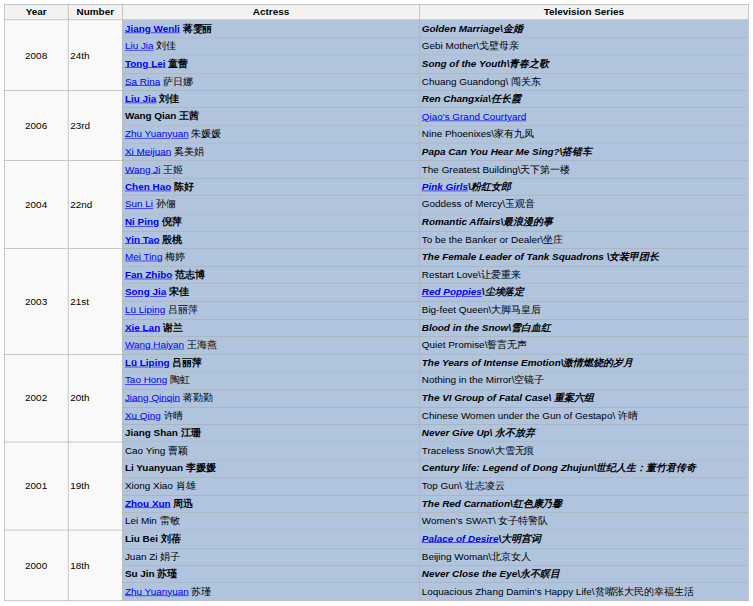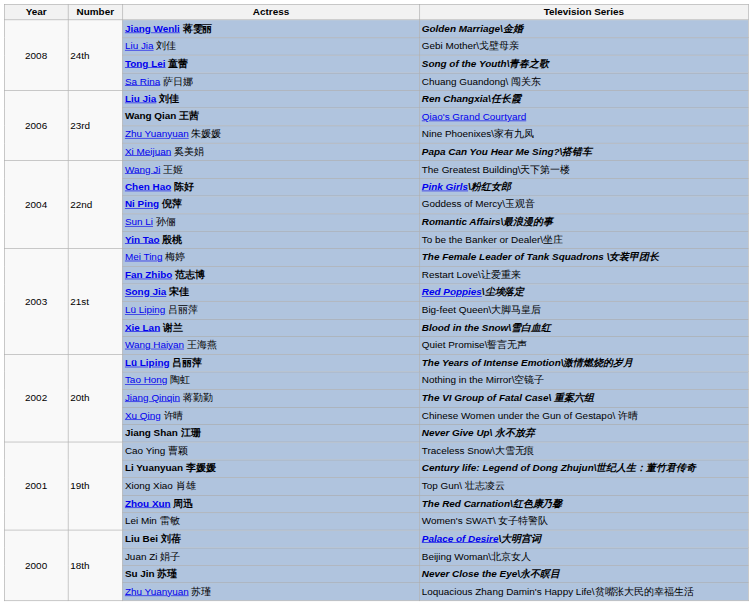(150, 204) Sun Li 孙俪 -> (153, 204) Ni Ping 倪萍
(153, 222) Ni Ping 倪萍 -> (150, 222) Sun Li 孙俪
